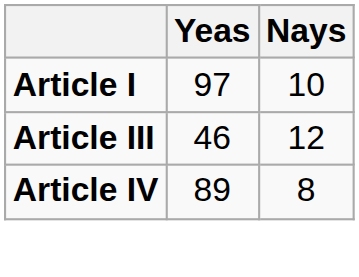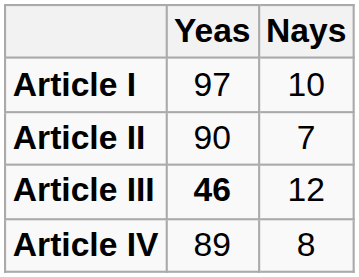+ row: (79, 137)
(212, 137) normal -> (212, 191) bold
